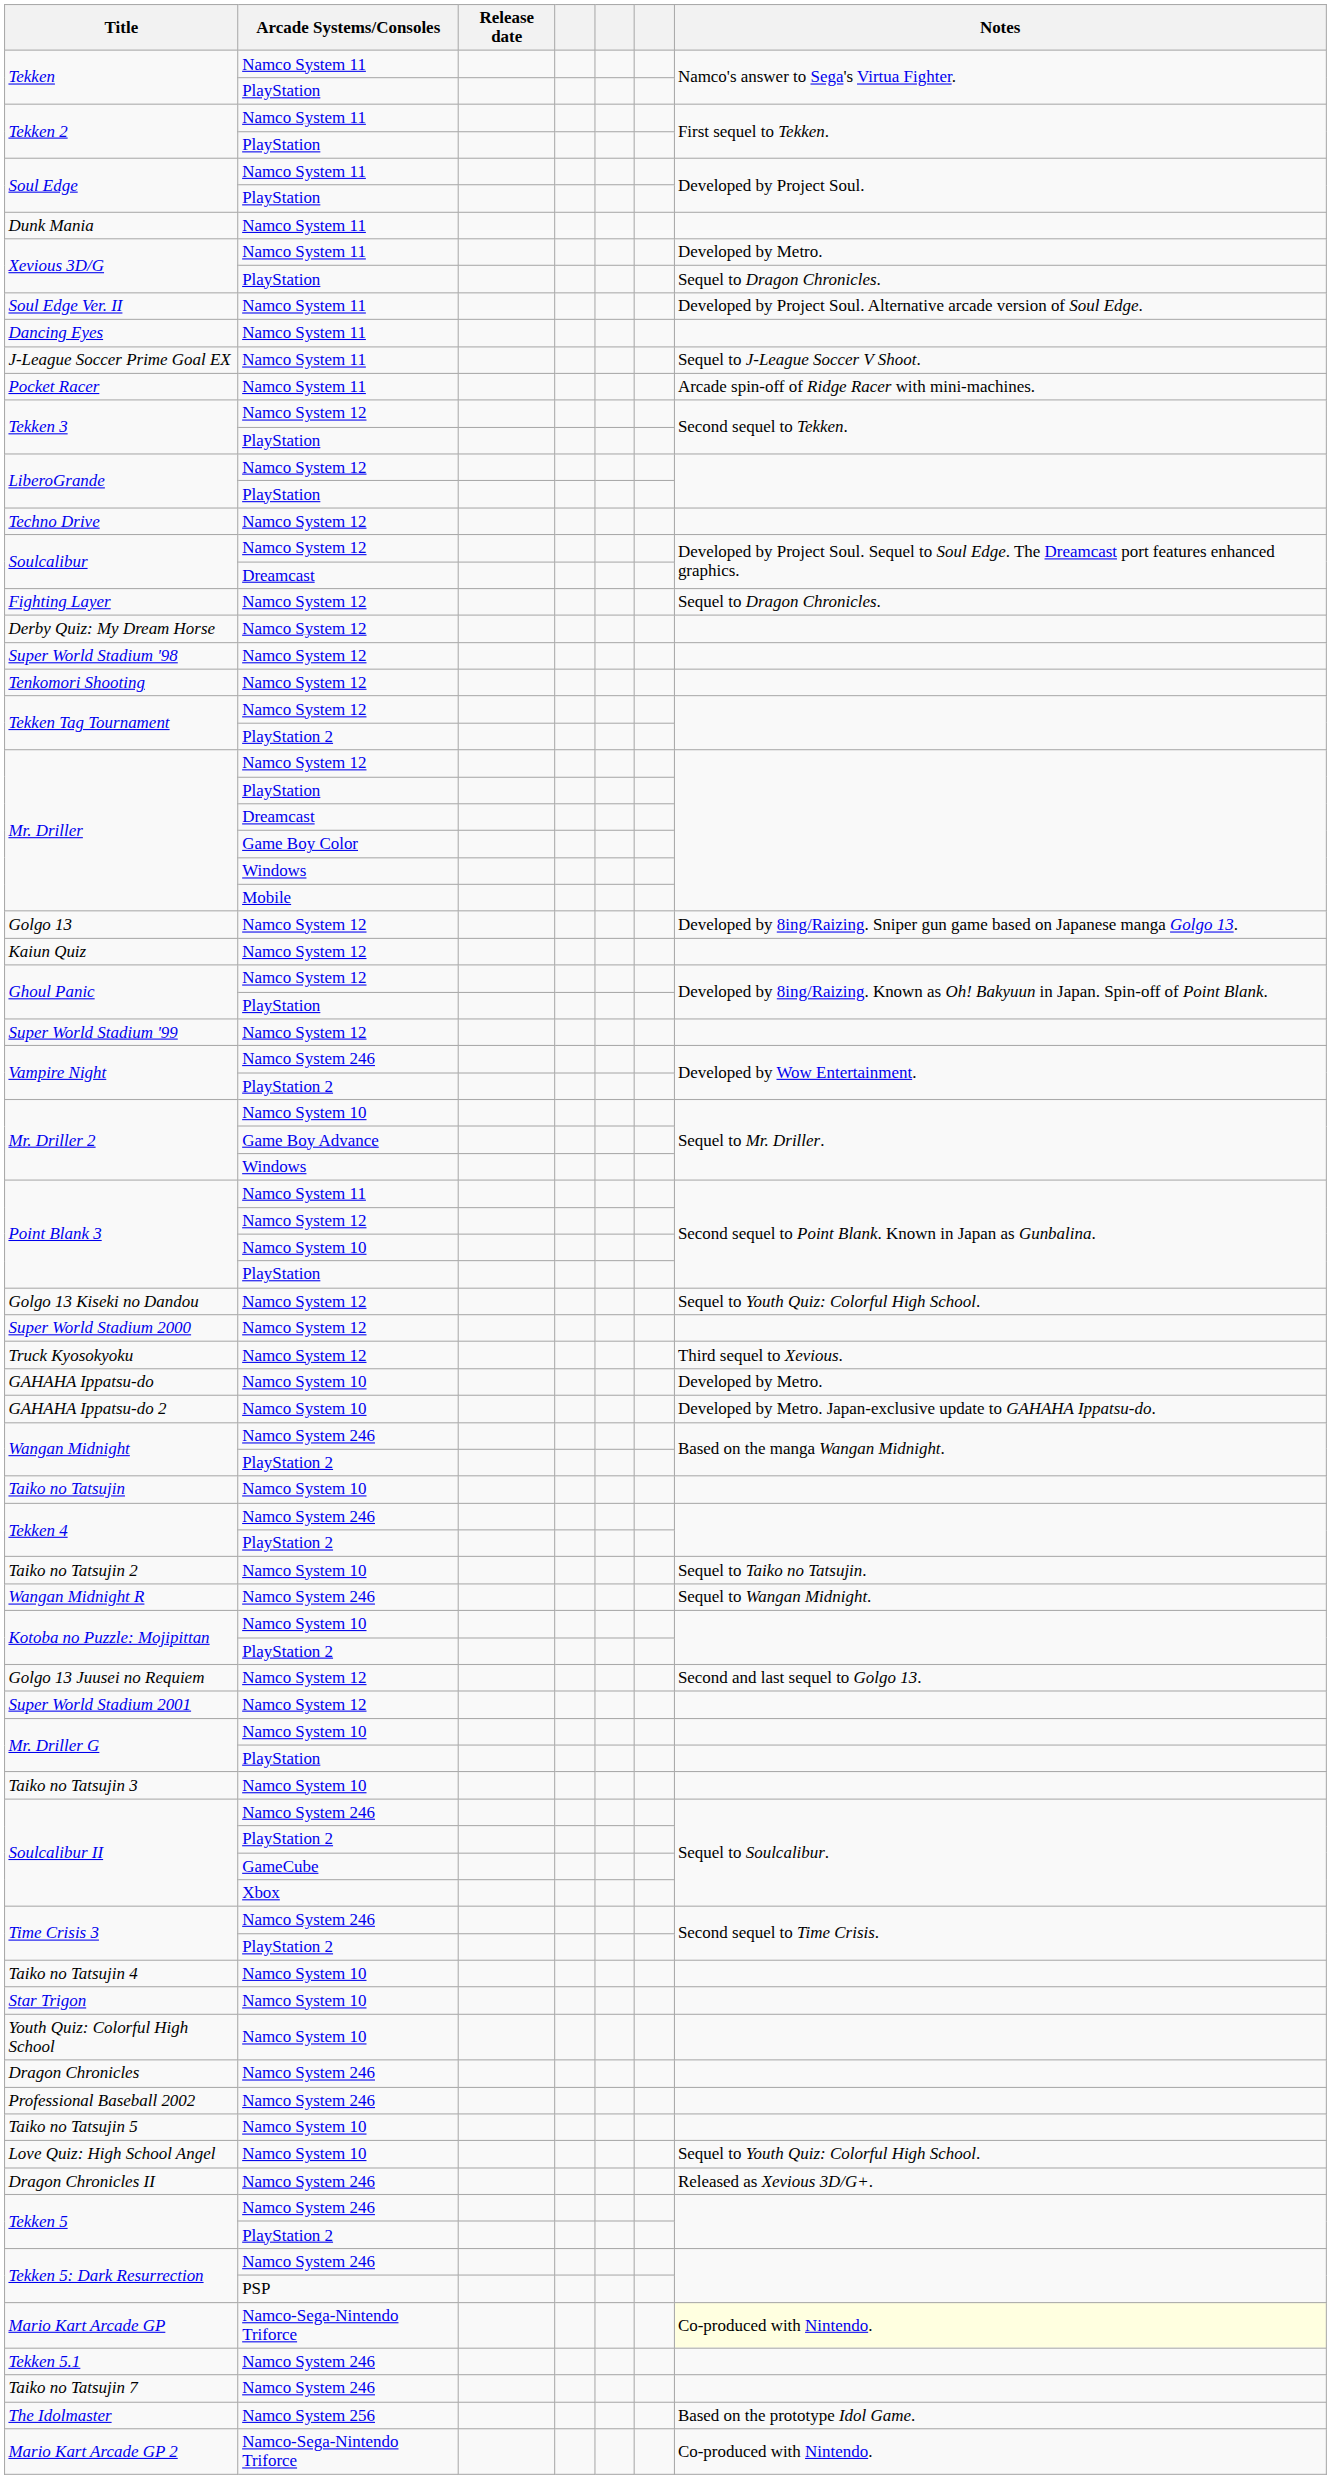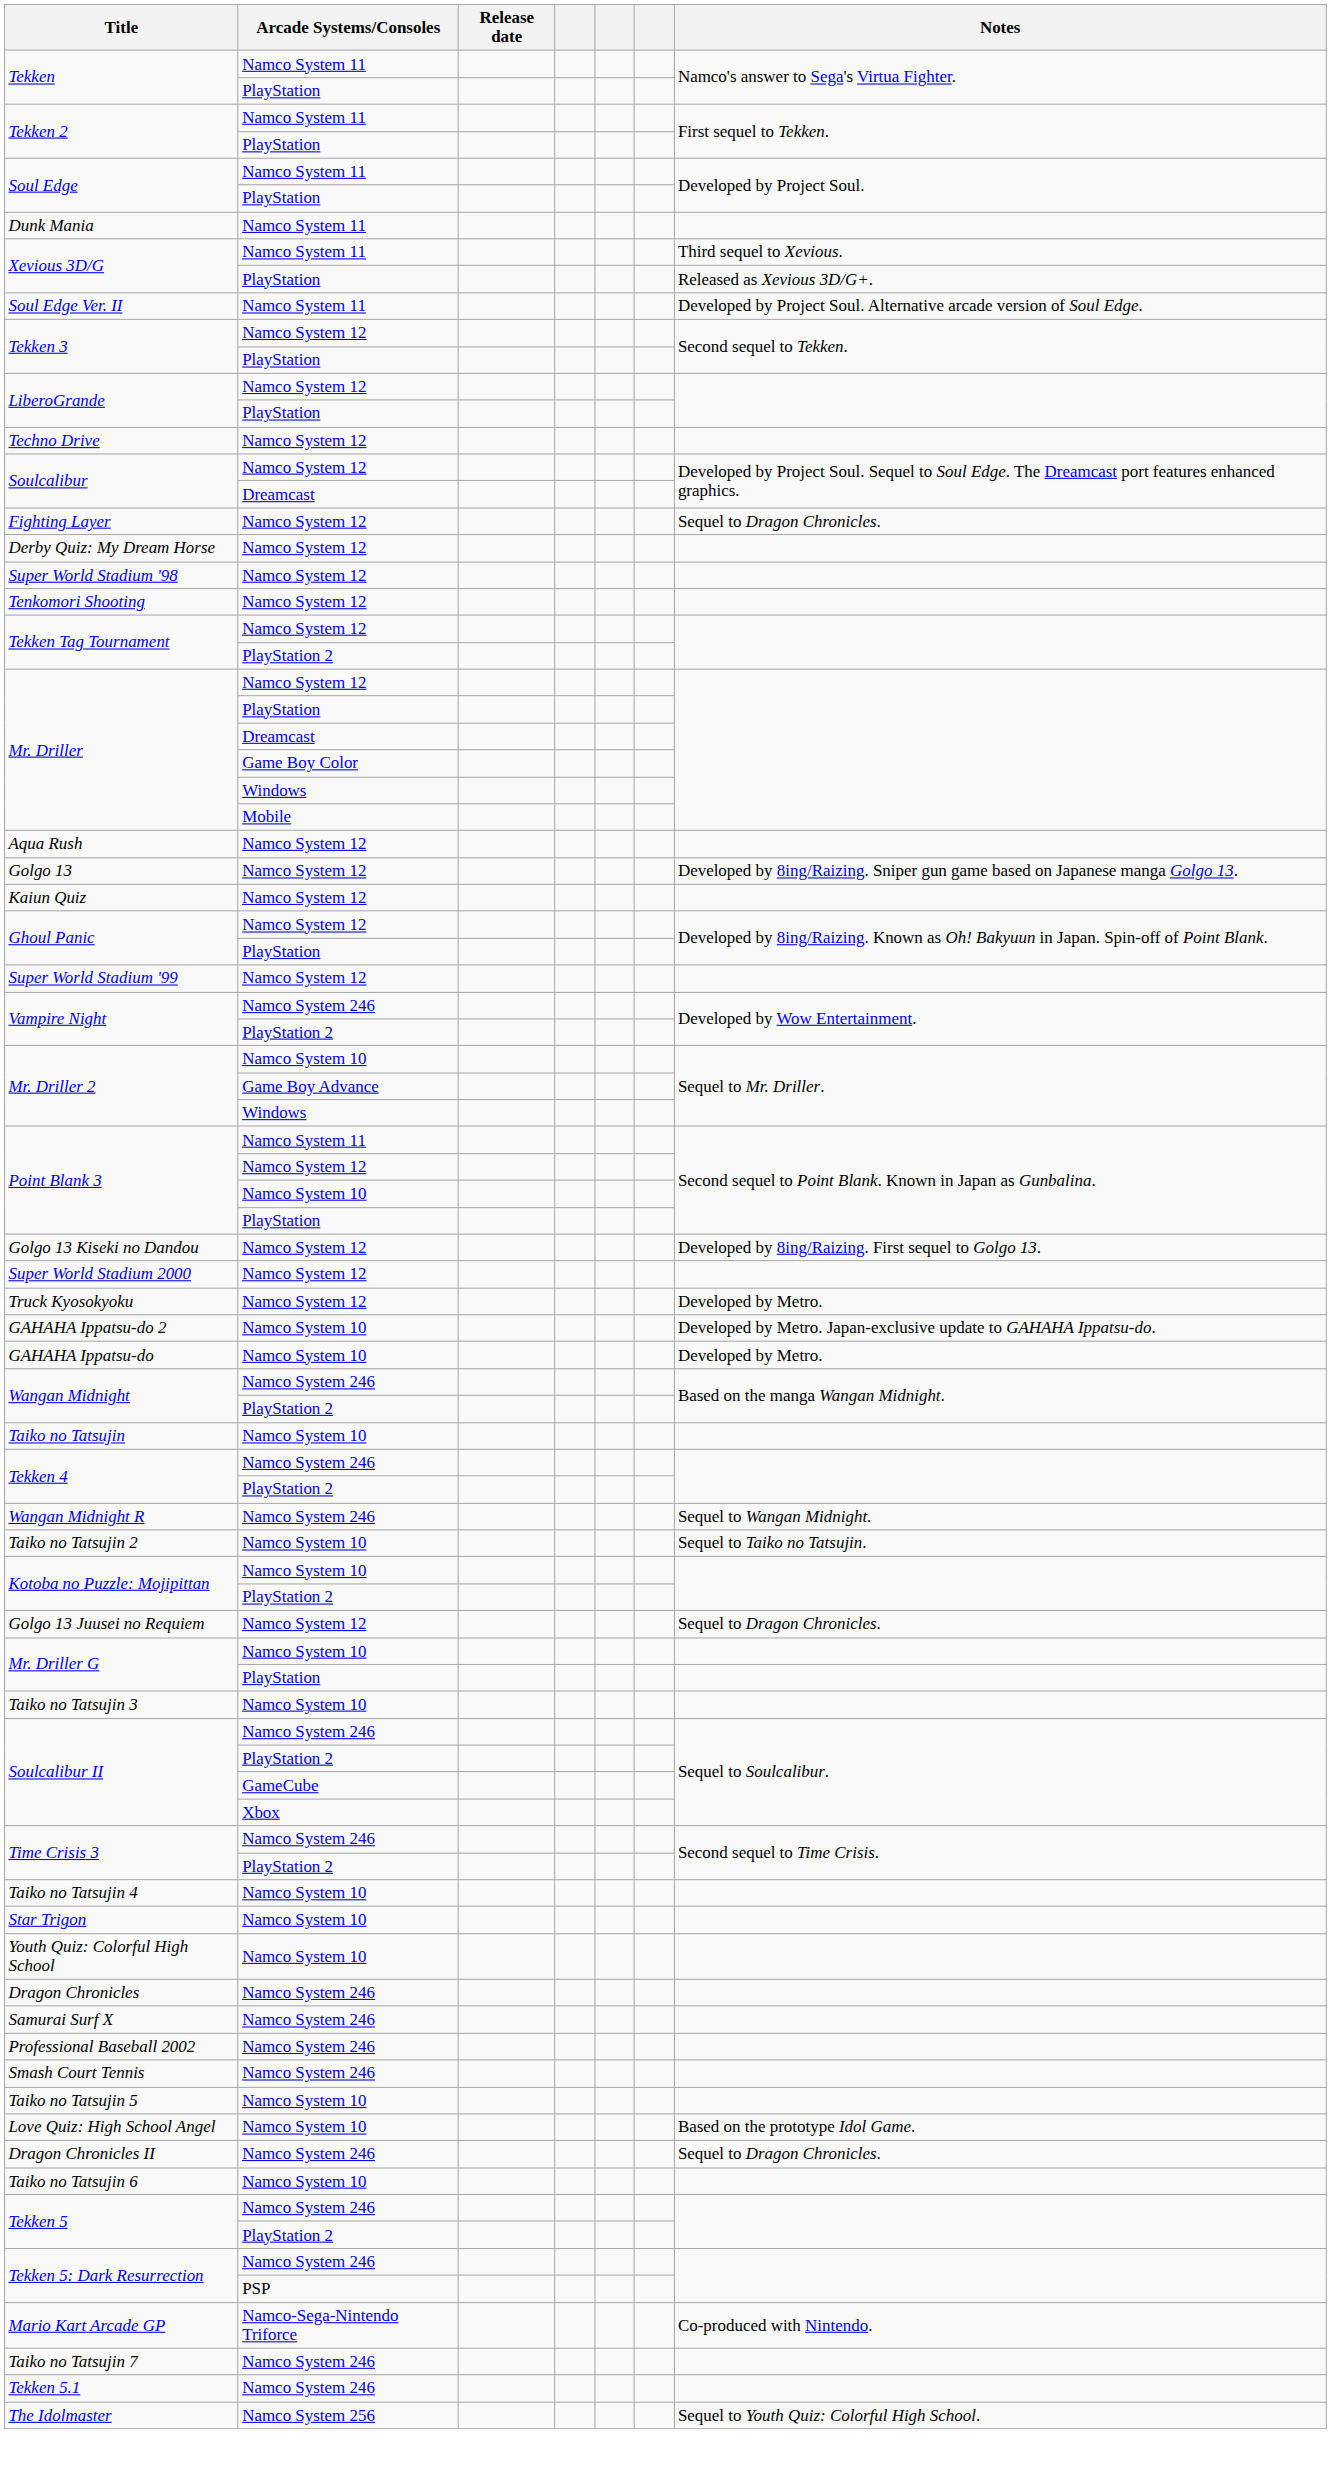(750, 252) Developed by Metro. -> (760, 252) Third sequel to Xevious.
(779, 279) Sequel to Dragon Chronicles. -> (775, 279) Released as Xevious 3D/G+.
- row: (56, 332)
- row: (120, 359)
- row: (54, 386)
+ row: (45, 843)
(829, 1301) Sequel to Youth Quiz: Colorful High School. -> (859, 1247) Developed by 8ing/Raizing. First sequel to Golgo 13.
(760, 1355) Third sequel to Xevious. -> (750, 1301) Developed by Metro.
rows swapped: (81, 1381) <-> (87, 1408)
rows swapped: (73, 1570) <-> (76, 1597)
(800, 1677) Second and last sequel to Golgo 13. -> (779, 1623) Sequel to Dragon Chronicles.
- row: (100, 1704)
+ row: (61, 2019)
+ row: (76, 2073)
(829, 2154) Sequel to Youth Quiz: Colorful High School. -> (797, 2127) Based on the prototype Idol Game.
(775, 2181) Released as Xevious 3D/G+. -> (779, 2154) Sequel to Dragon Chronicles.
+ row: (73, 2181)
(775, 2325) lightyellow background -> (775, 2325) no background
rows swapped: (73, 2388) <-> (44, 2361)
(797, 2415) Based on the prototype Idol Game. -> (829, 2415) Sequel to Youth Quiz: Colorful High School.
- row: (93, 2451)
